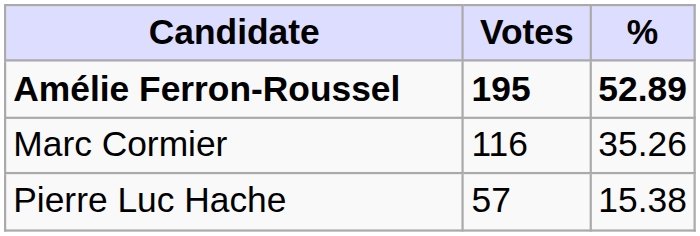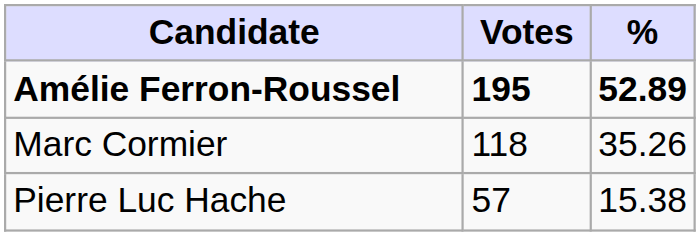(500, 144) 116 -> (500, 144) 118
